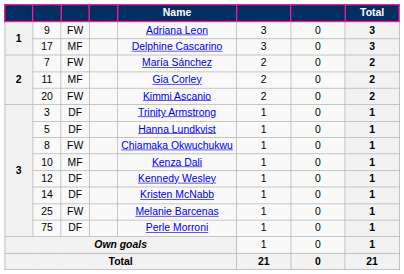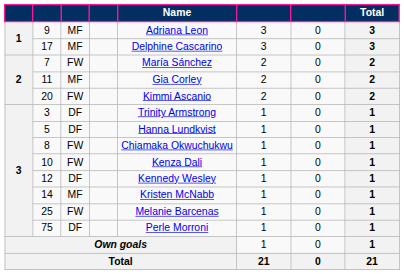(75, 30) FW -> (75, 30) MF
(75, 162) MF -> (75, 162) FW
(75, 195) DF -> (75, 195) MF
